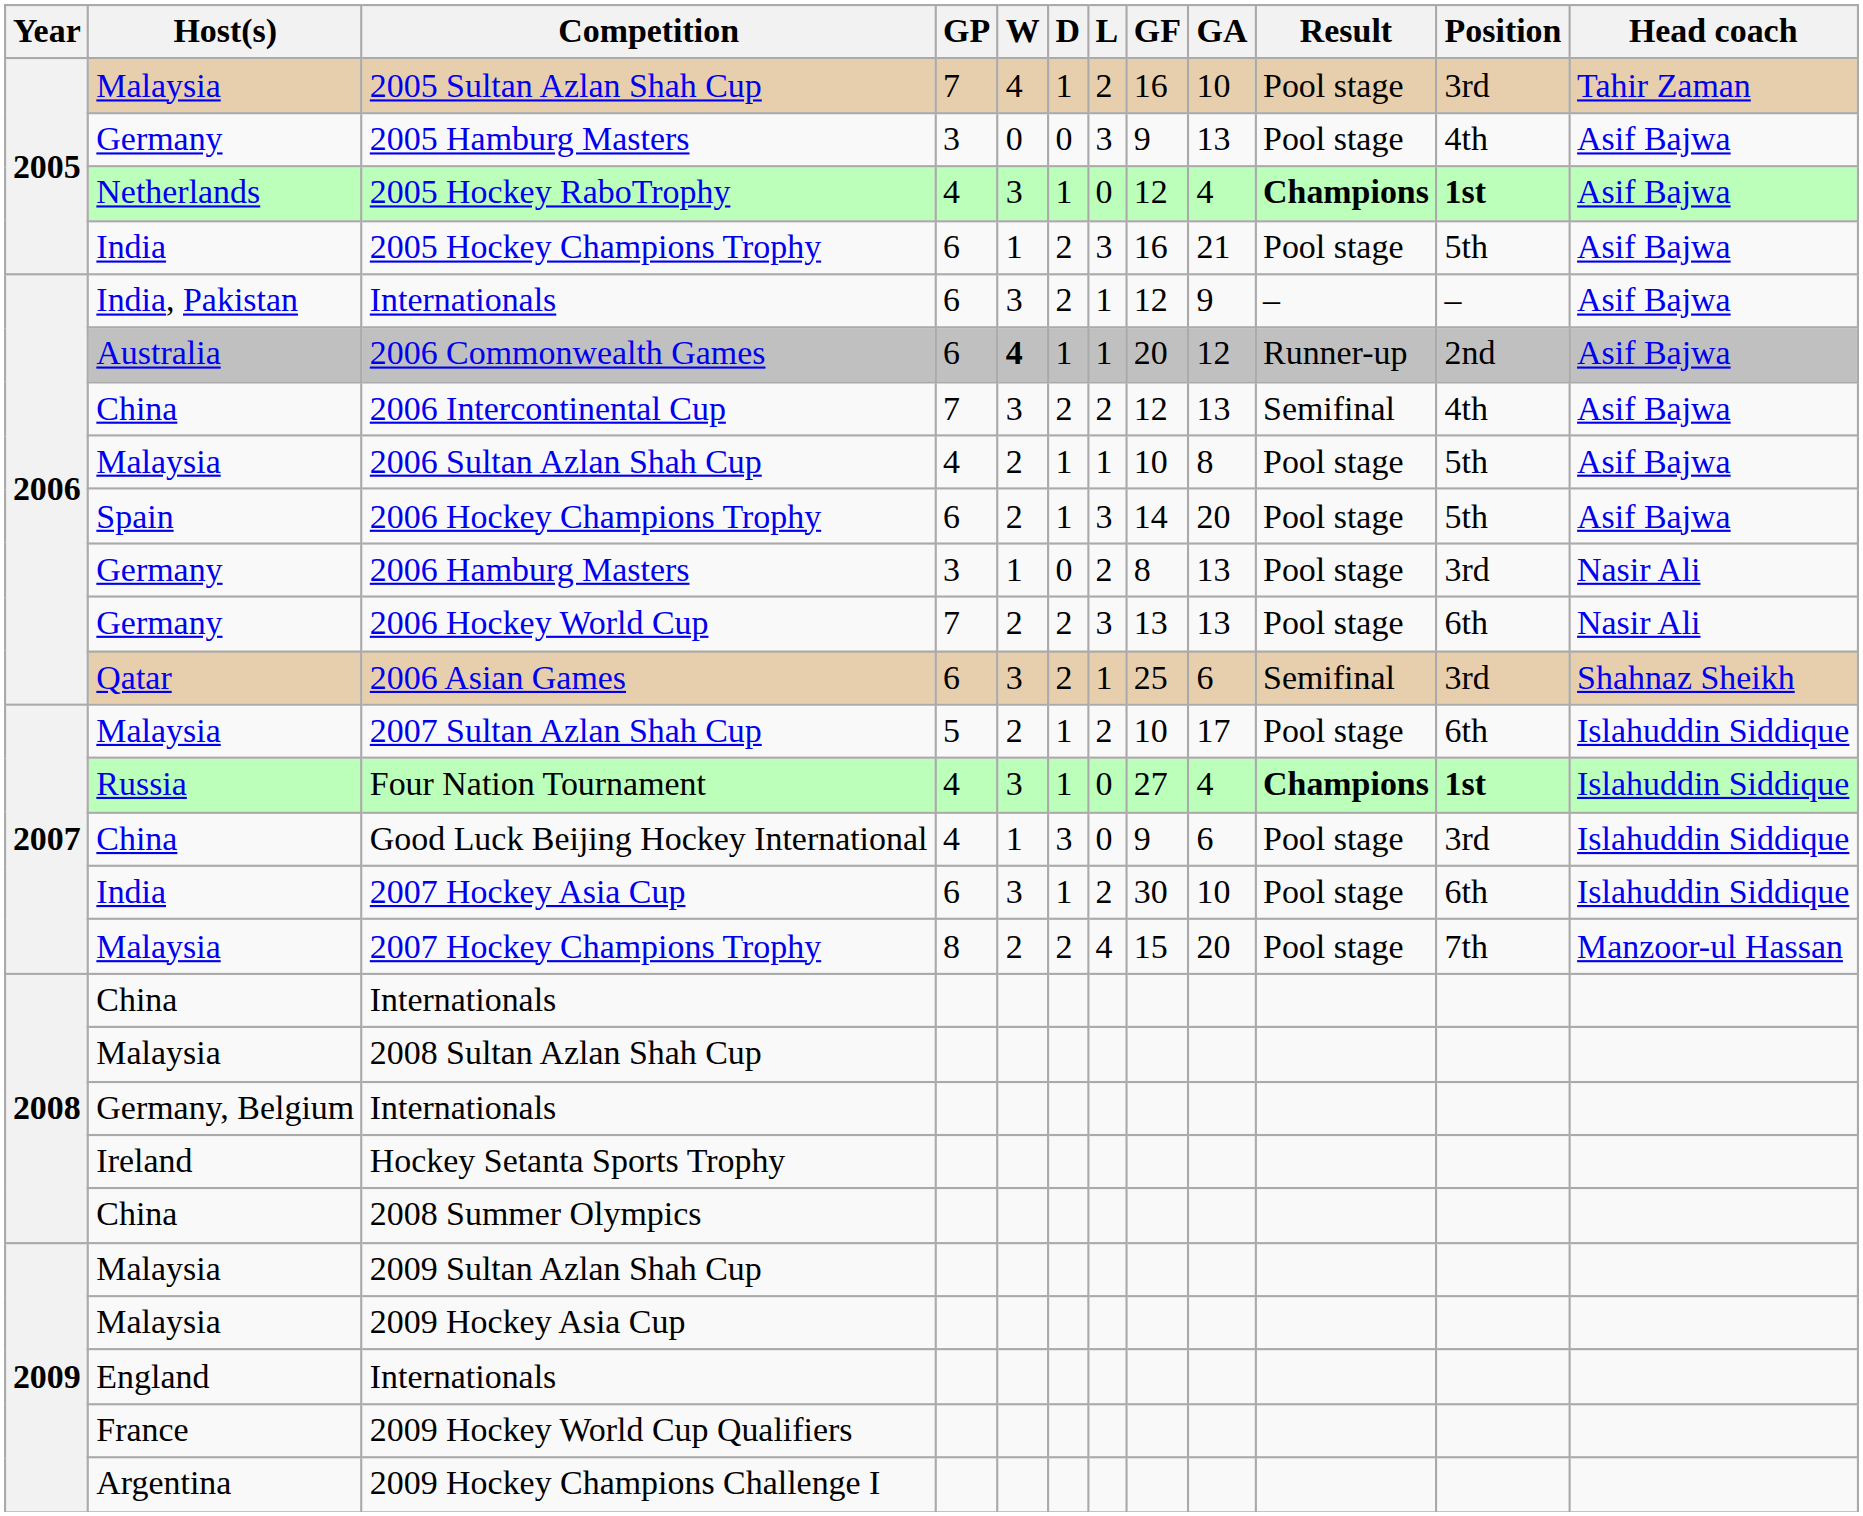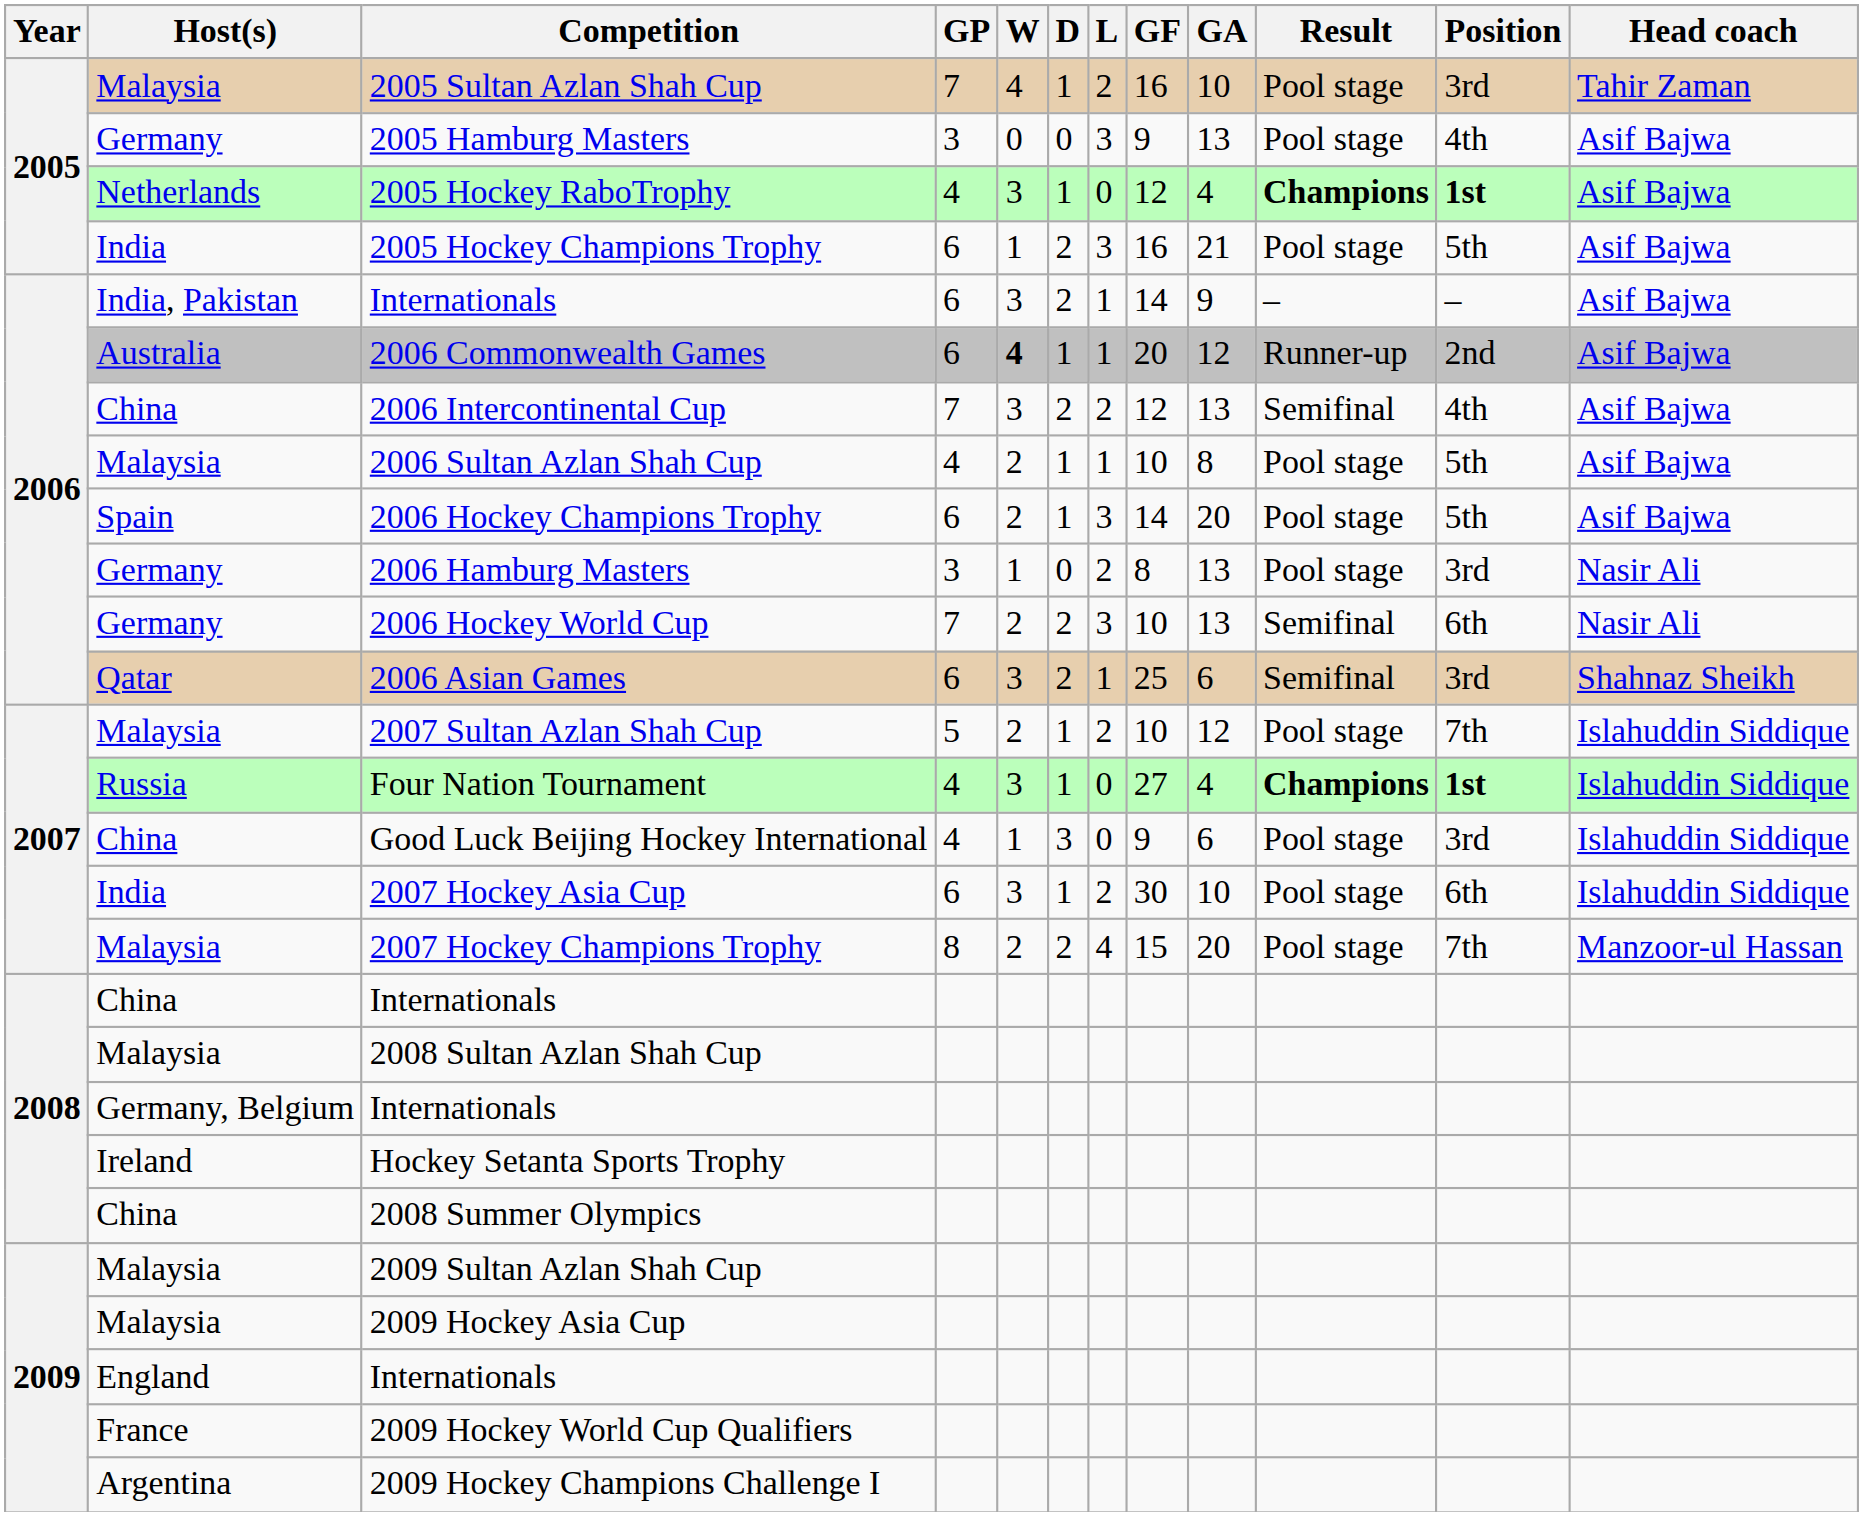(1151, 300) 12 -> (1151, 300) 14
(1151, 623) 13 -> (1151, 623) 10
(1333, 623) Pool stage -> (1329, 623) Semifinal
(1213, 730) 17 -> (1213, 730) 12
(1466, 730) 6th -> (1466, 730) 7th
